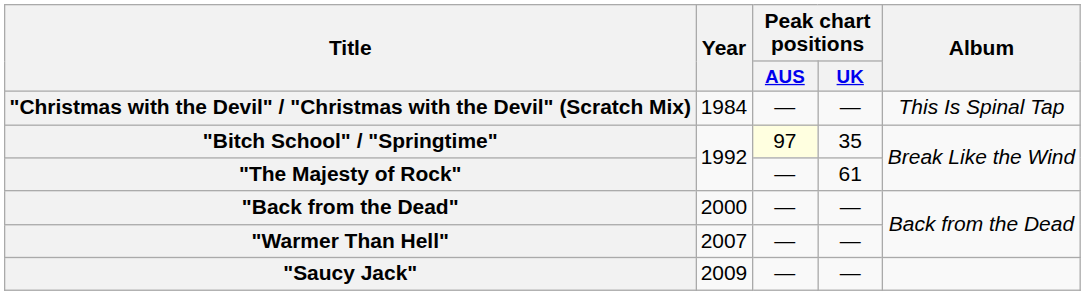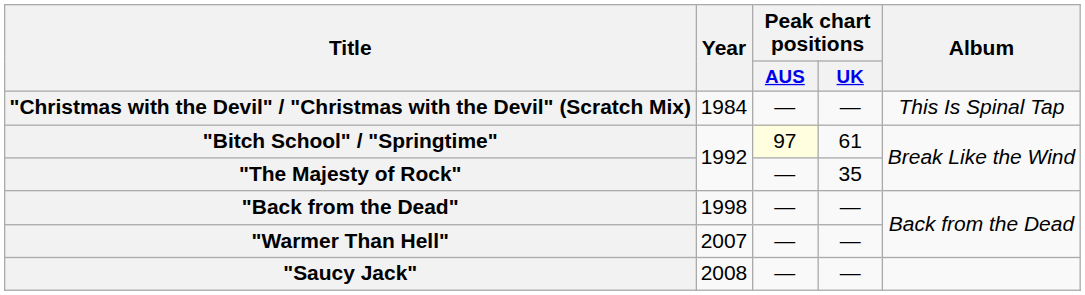(850, 140) 35 -> (850, 140) 61
(850, 174) 61 -> (850, 174) 35
(724, 207) 2000 -> (724, 207) 1998
(724, 273) 2009 -> (724, 273) 2008
